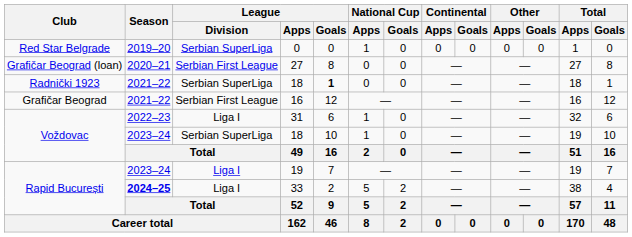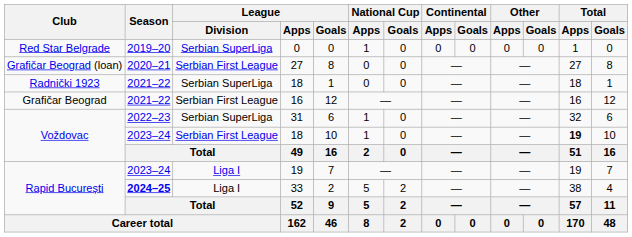(331, 83) bold -> (331, 83) normal
(227, 118) Liga I -> (227, 118) Serbian SuperLiga
(227, 135) Serbian SuperLiga -> (227, 135) Serbian First League
(575, 135) normal -> (575, 135) bold
